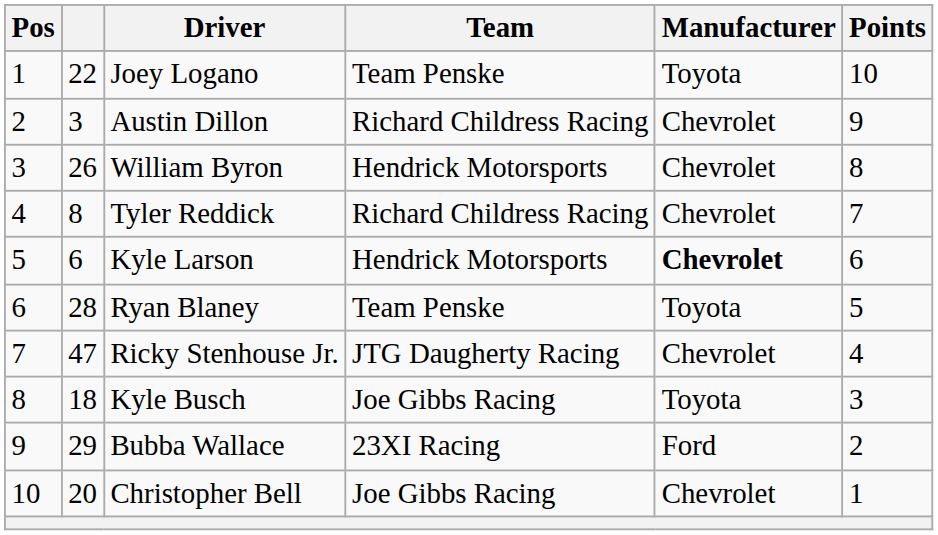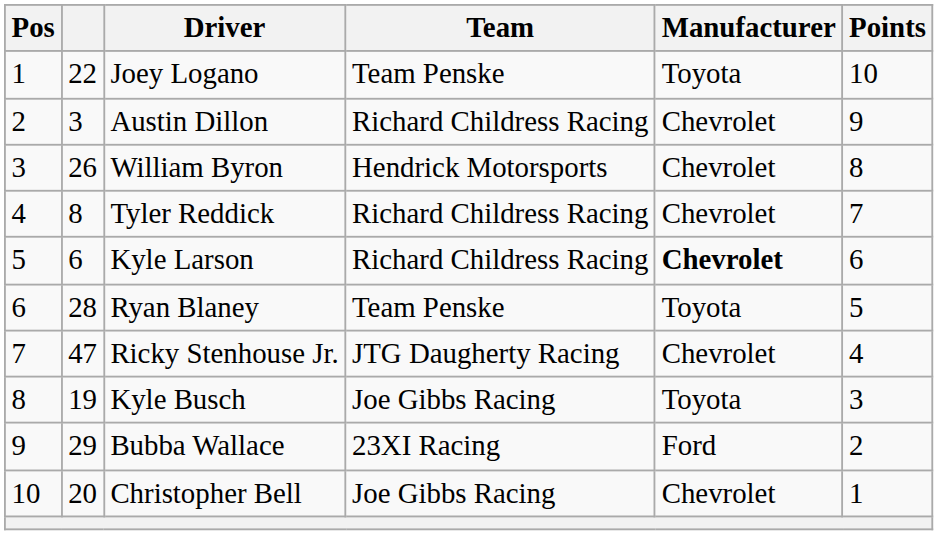(480, 259) Hendrick Motorsports -> (500, 259) Richard Childress Racing
(83, 399) 18 -> (83, 399) 19
